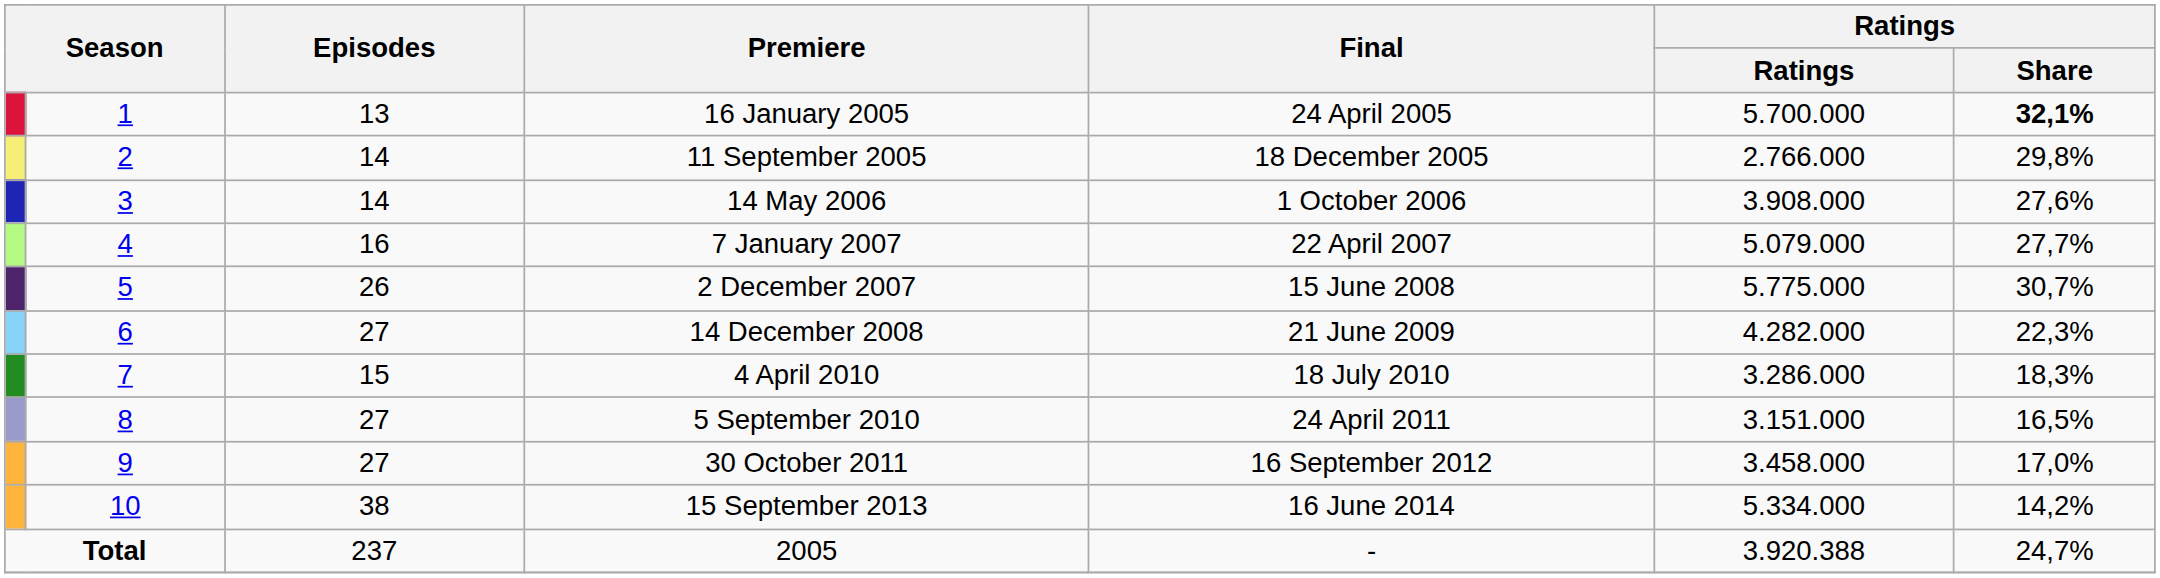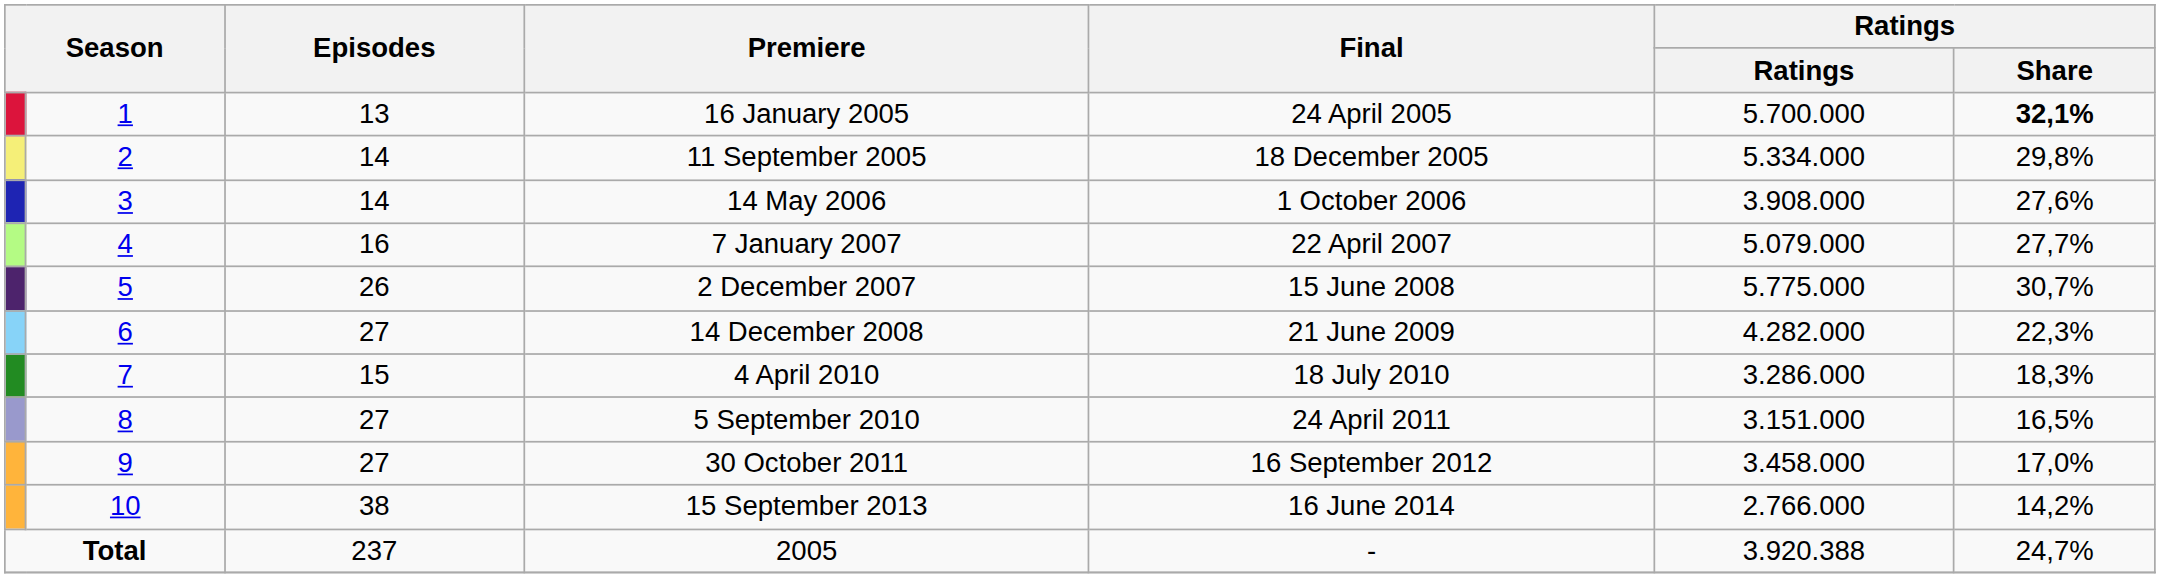(1804, 157) 2.766.000 -> (1804, 157) 5.334.000
(1804, 506) 5.334.000 -> (1804, 506) 2.766.000
